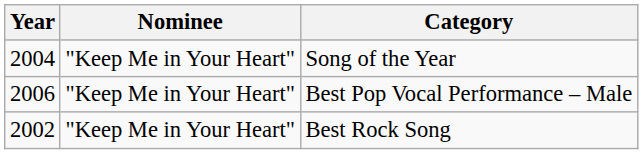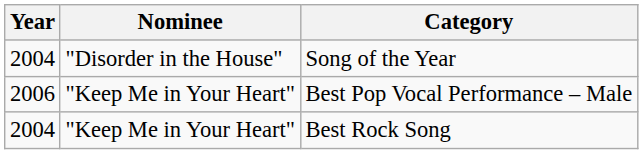(180, 58) "Keep Me in Your Heart" -> (174, 58) "Disorder in the House"
(32, 129) 2002 -> (32, 129) 2004
